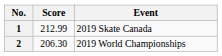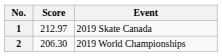(54, 28) 212.99 -> (54, 28) 212.97
